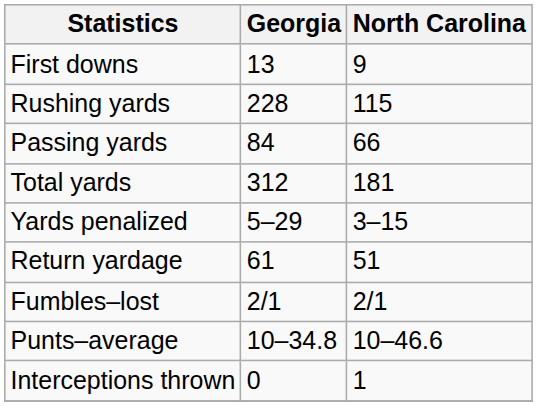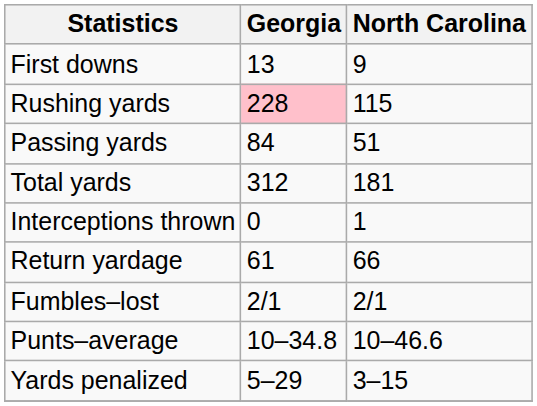(268, 103) no background -> (268, 103) pink background
(367, 143) 66 -> (367, 143) 51
rows swapped: (123, 380) <-> (99, 222)
(367, 261) 51 -> (367, 261) 66
